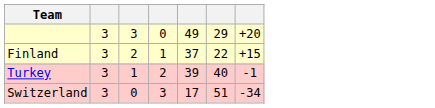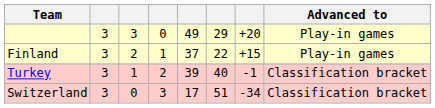+ column: (347, 14)
